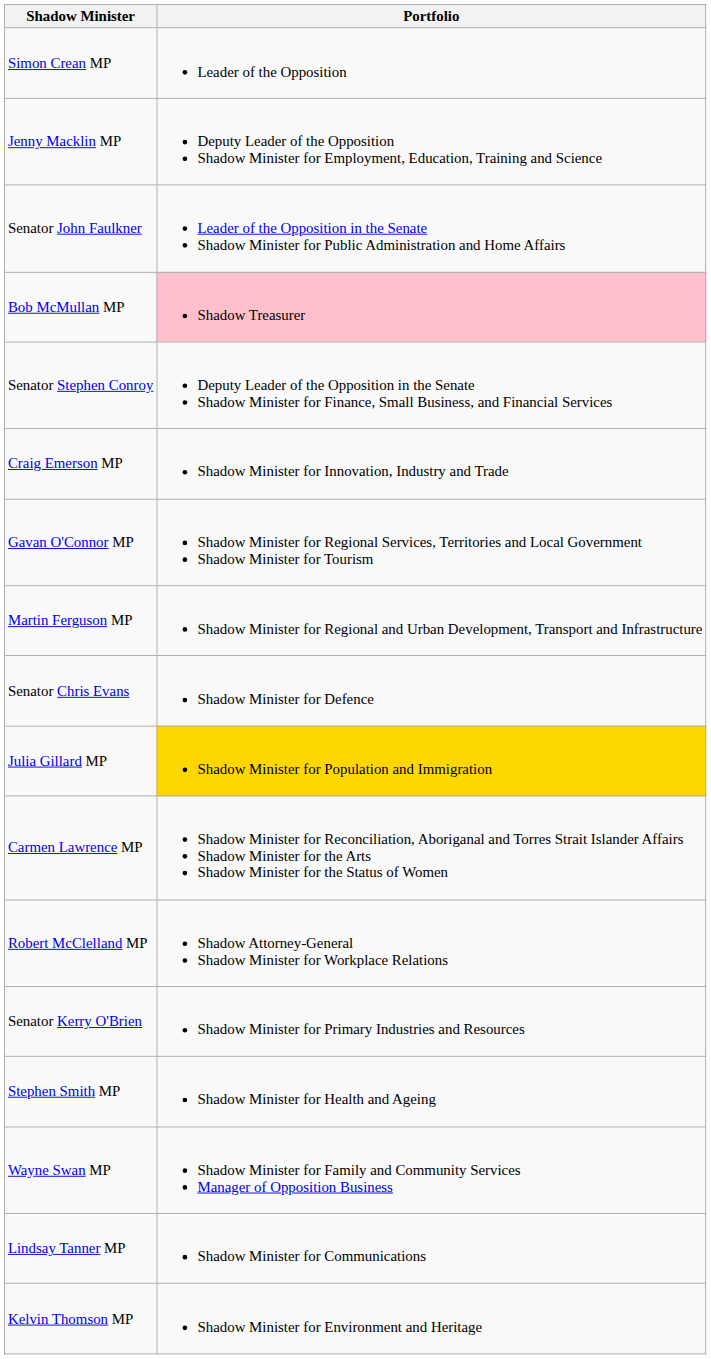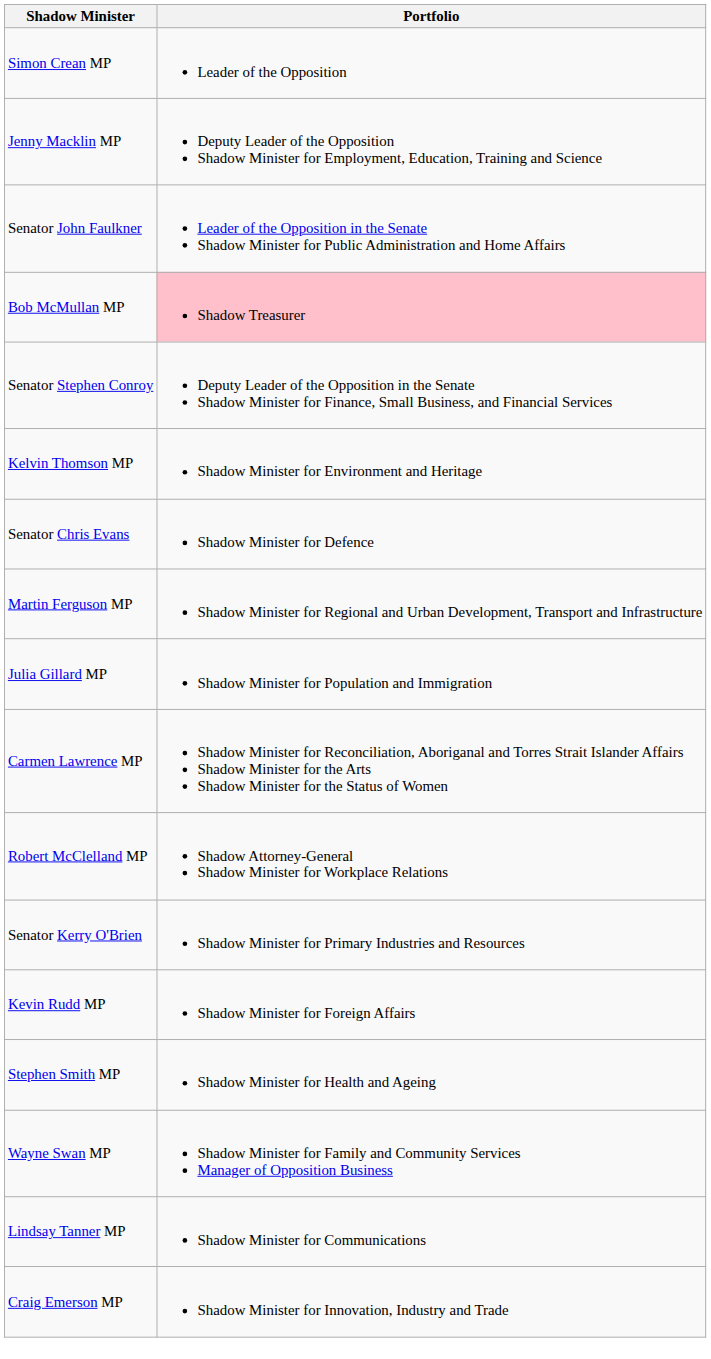rows swapped: (65, 463) <-> (71, 1318)
- row: (71, 542)
rows swapped: (69, 690) <-> (70, 620)
(431, 769) gold background -> (431, 682) no background
+ row: (57, 1004)
